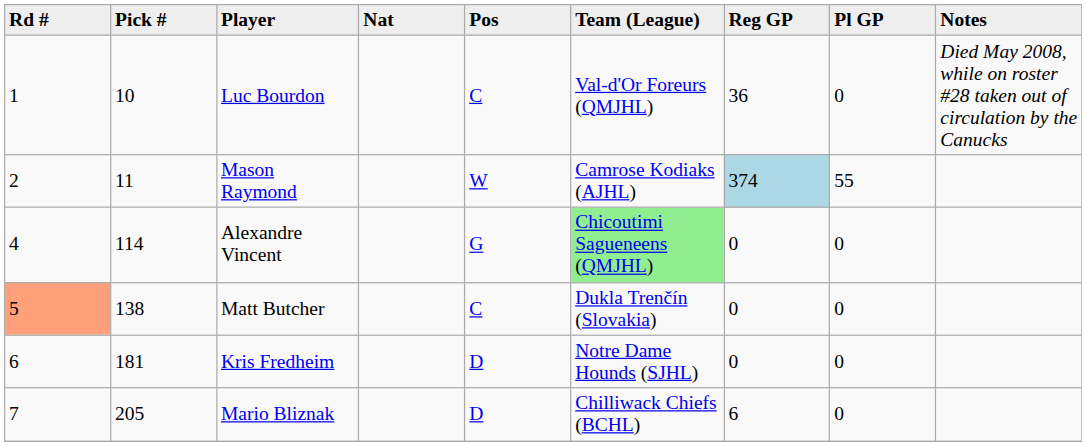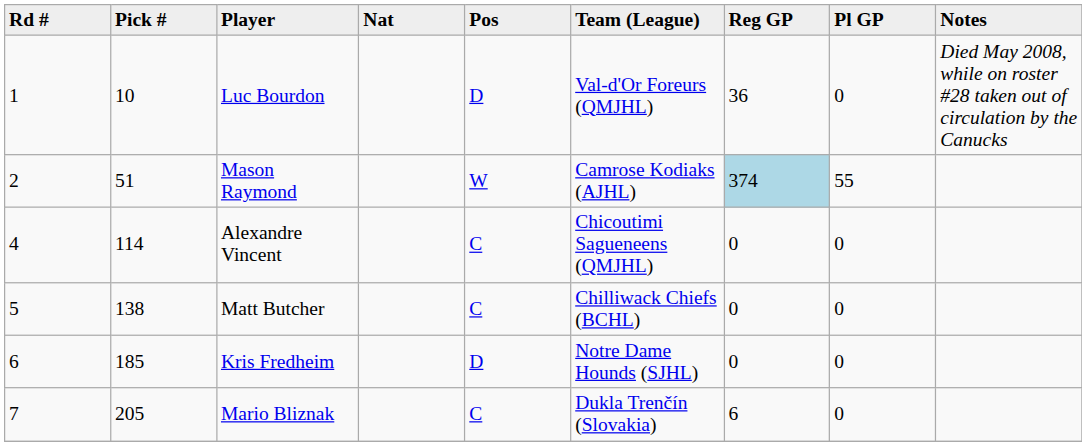(476, 94) C -> (476, 94) D
(124, 180) 11 -> (125, 180) 51
(476, 244) G -> (476, 244) C
(621, 244) lightgreen background -> (621, 244) no background
(14, 308) lightsalmon background -> (14, 308) no background
(631, 308) Dukla Trenčín (Slovakia) -> (646, 308) Chilliwack Chiefs (BCHL)
(130, 361) 181 -> (130, 361) 185
(476, 414) D -> (476, 414) C
(646, 414) Chilliwack Chiefs (BCHL) -> (631, 414) Dukla Trenčín (Slovakia)
